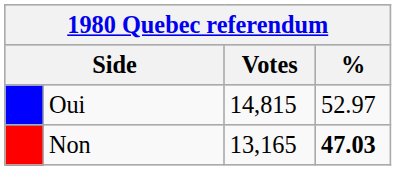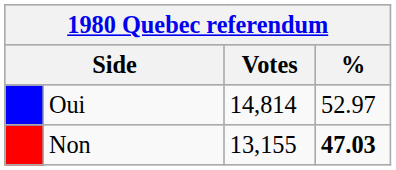(263, 104) 14,815 -> (263, 104) 14,814
(263, 145) 13,165 -> (263, 145) 13,155
